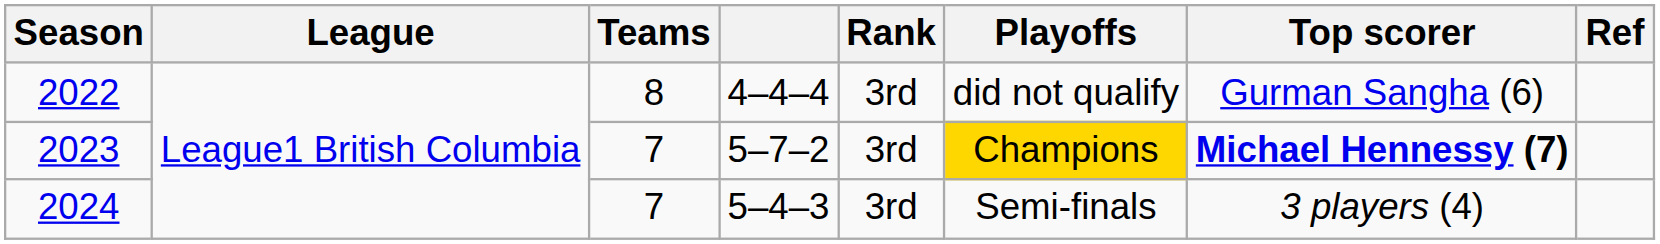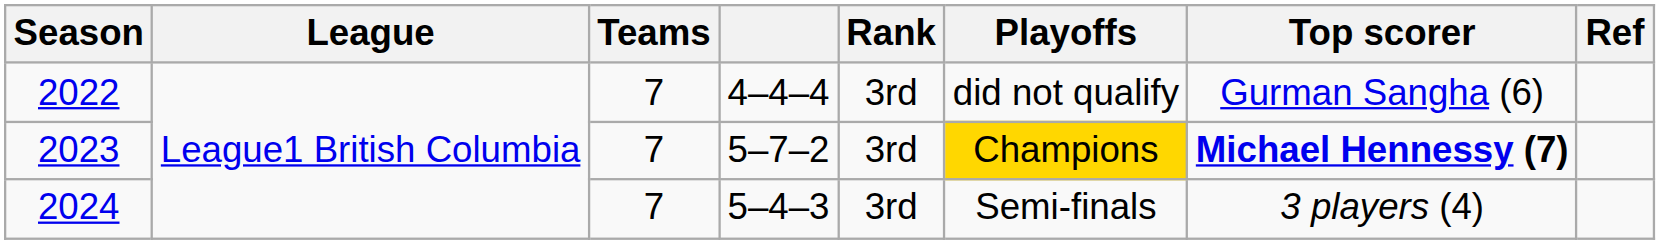(654, 91) 8 -> (654, 91) 7
